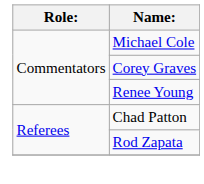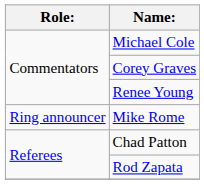+ row: (149, 117)
